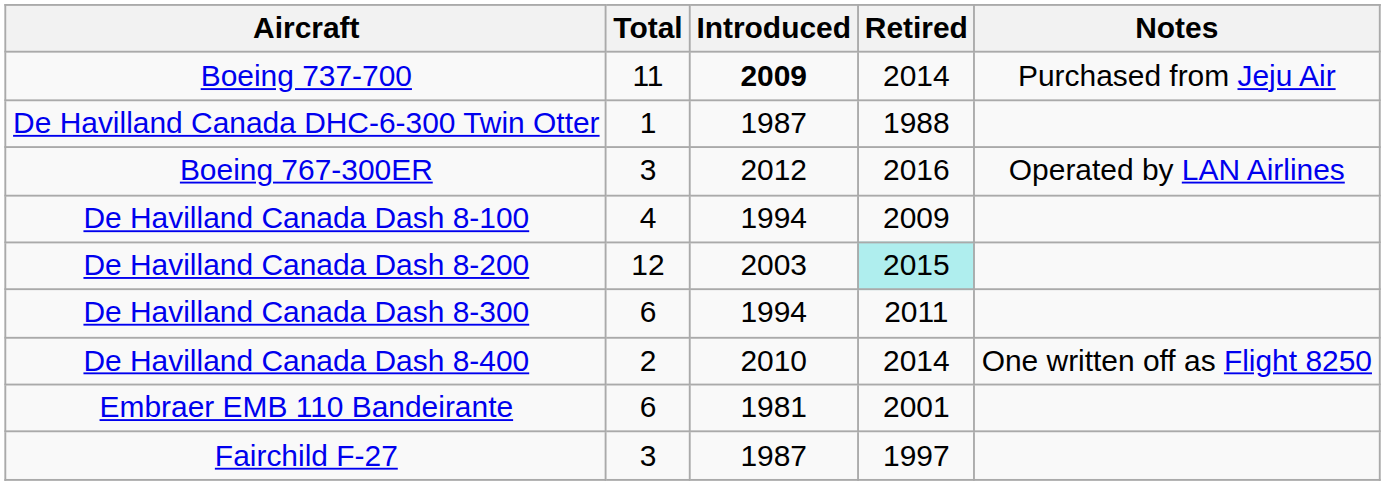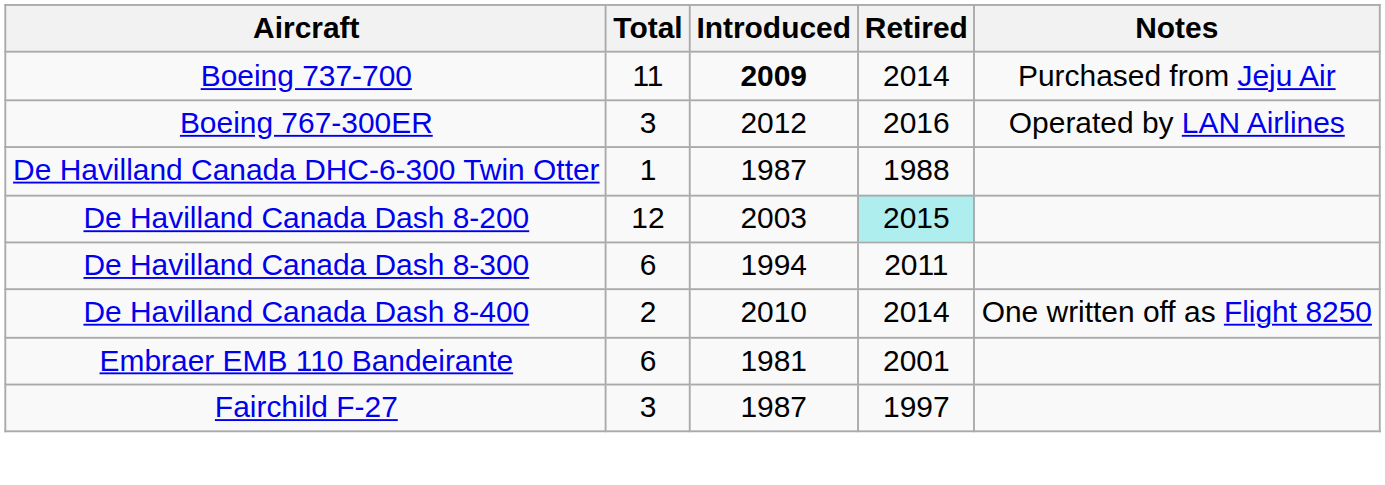rows swapped: (306, 170) <-> (306, 123)
- row: (306, 218)
